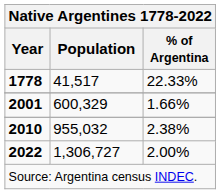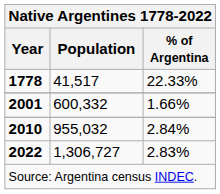(80, 104) 600,329 -> (80, 104) 600,332
(168, 128) 2.38% -> (168, 128) 2.84%
(168, 152) 2.00% -> (168, 152) 2.83%
